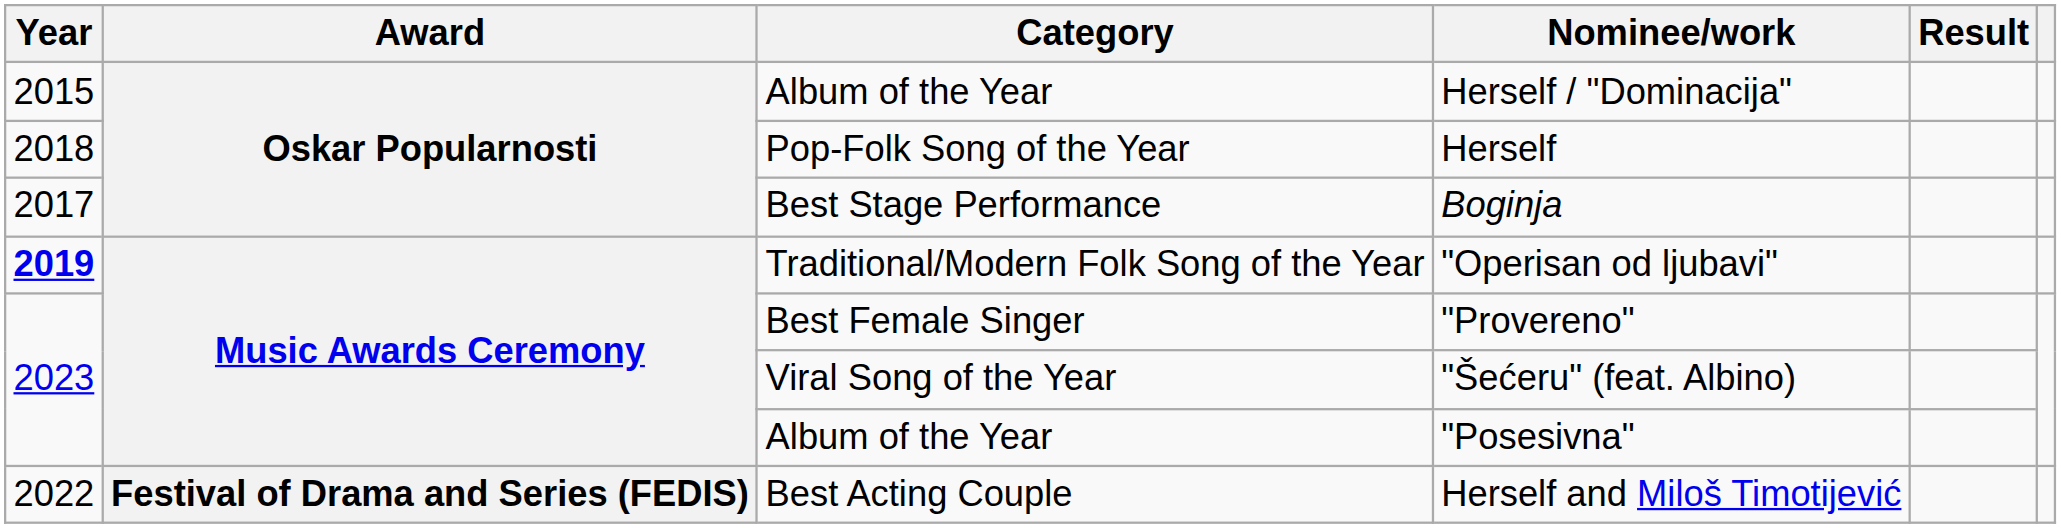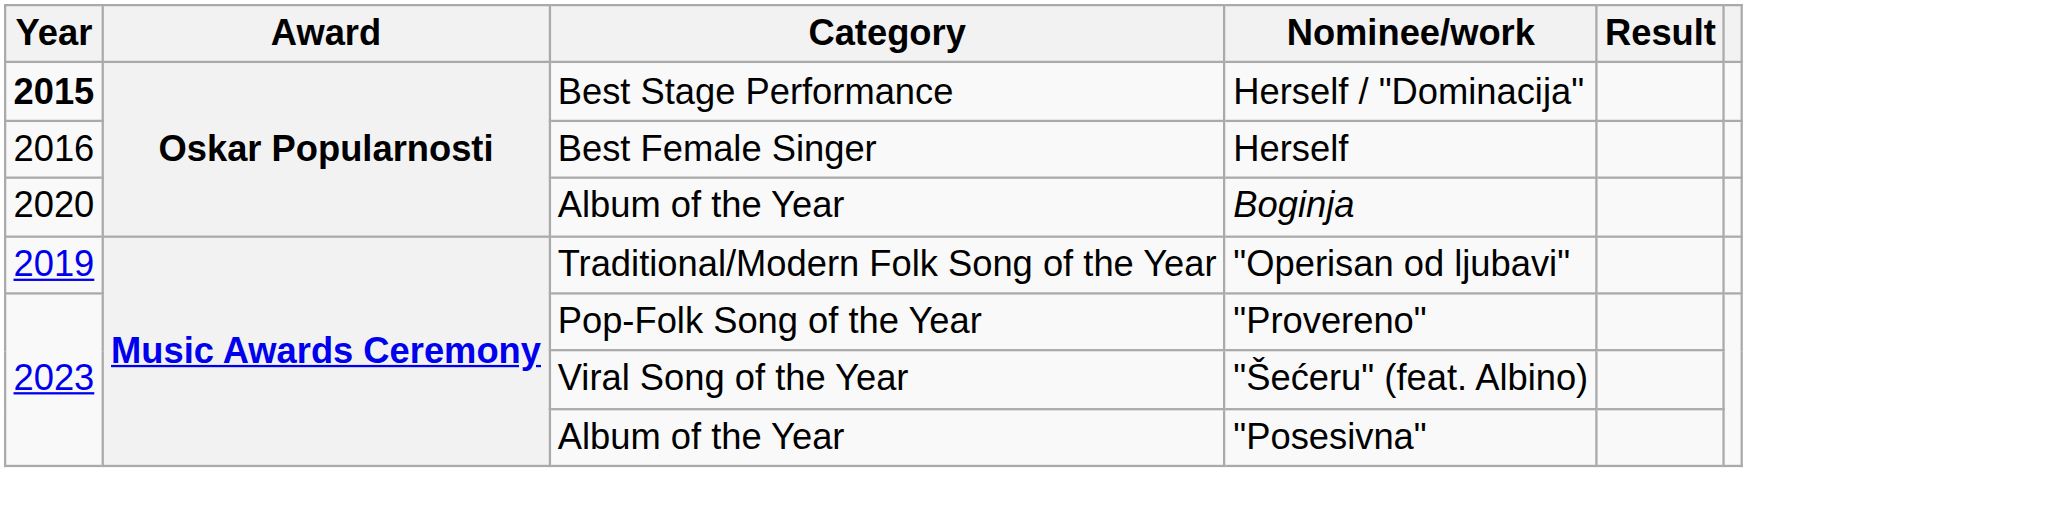(54, 90) normal -> (54, 90) bold
(909, 90) Album of the Year -> (756, 90) Best Stage Performance
(54, 148) 2018 -> (54, 148) 2016
(978, 148) Pop-Folk Song of the Year -> (717, 148) Best Female Singer
(54, 206) 2017 -> (54, 206) 2020
(963, 206) Best Stage Performance -> (701, 206) Album of the Year
(54, 263) bold -> (54, 263) normal
(925, 321) Best Female Singer -> (770, 321) Pop-Folk Song of the Year
- row: (1671, 494)
